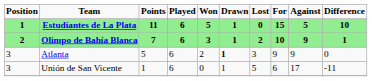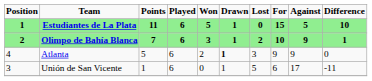(8, 54) 3 -> (8, 54) 4
